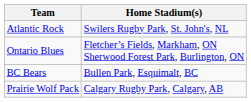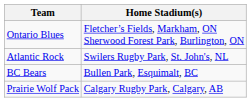rows swapped: (35, 28) <-> (35, 50)
